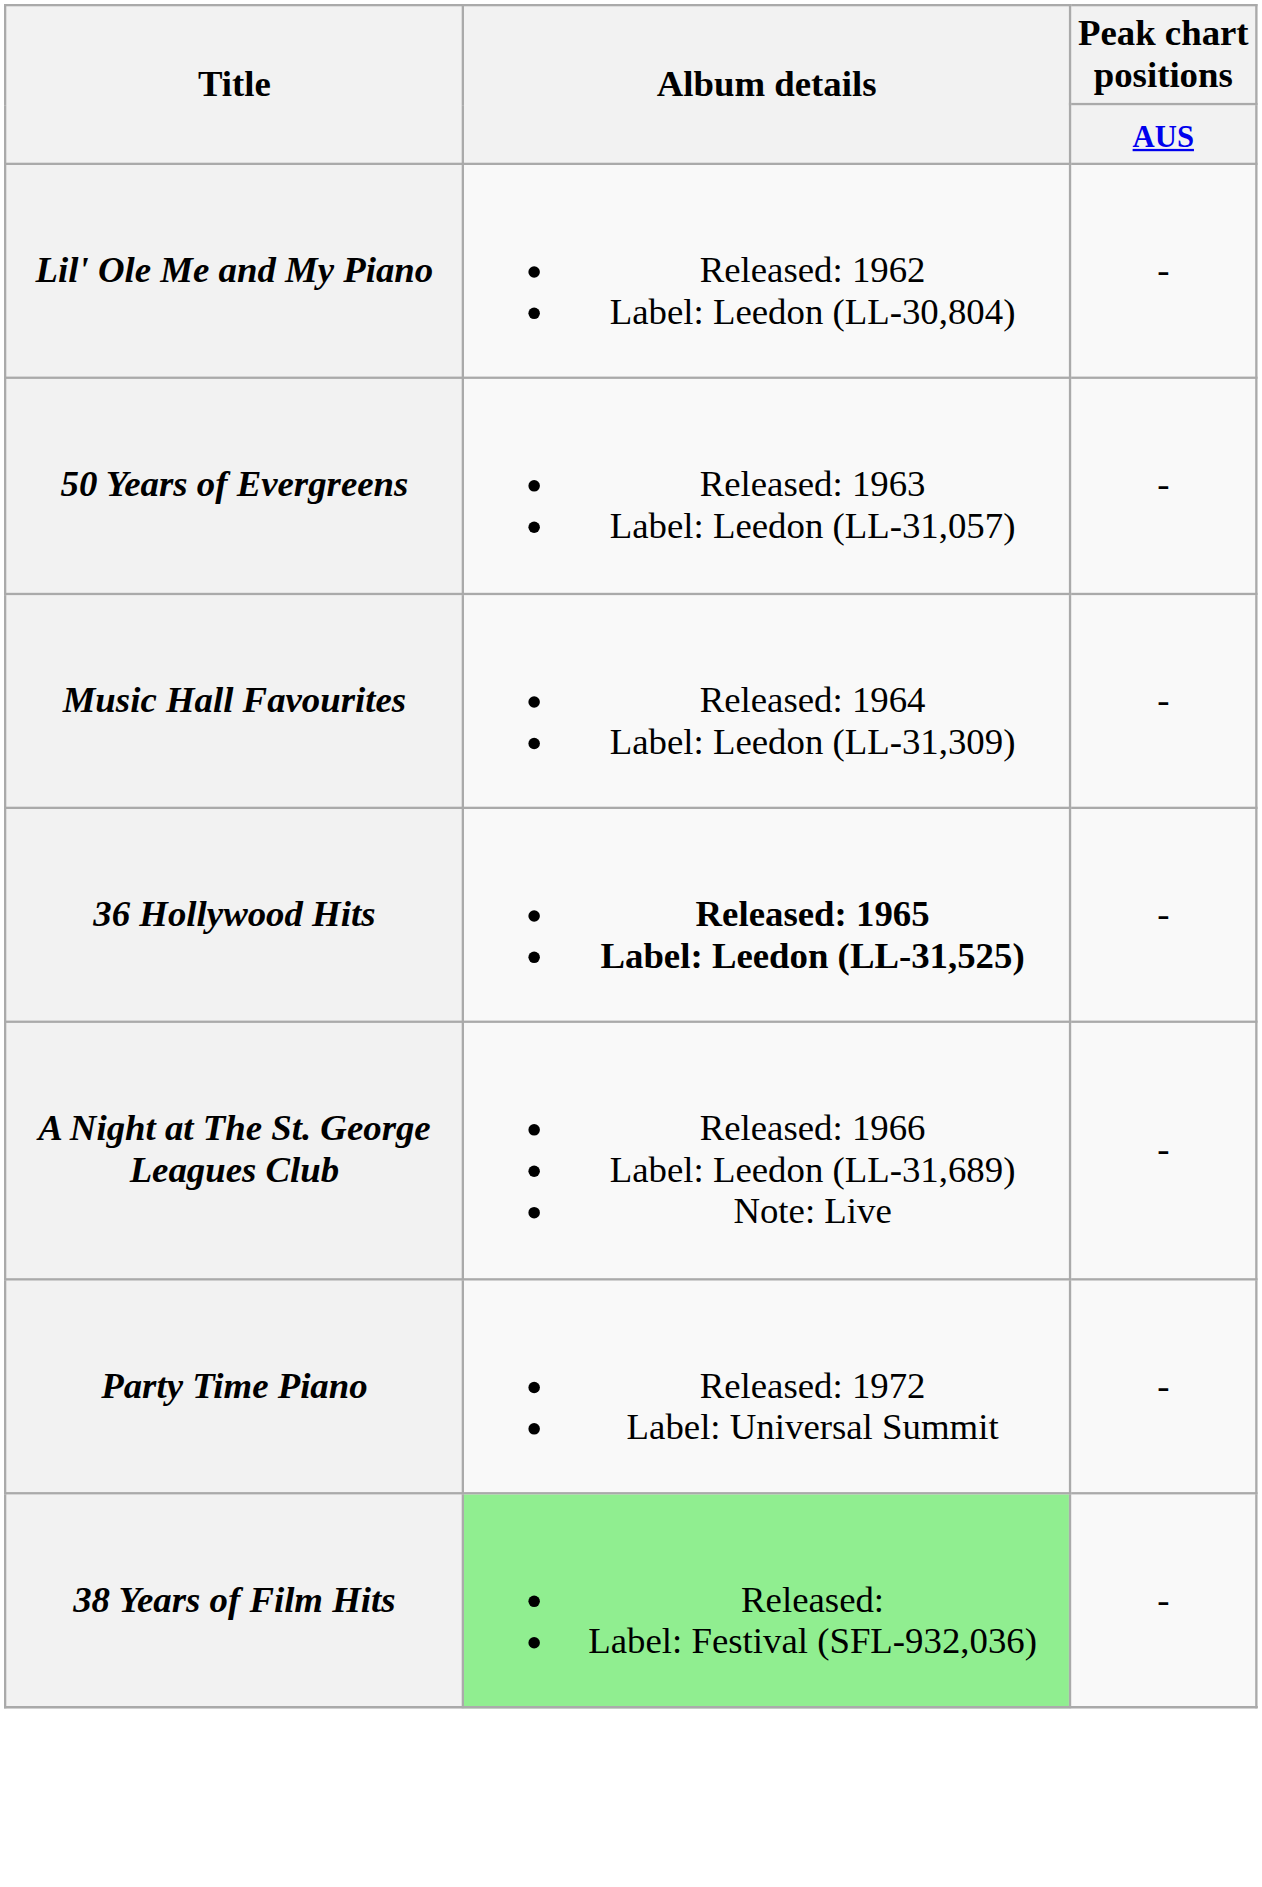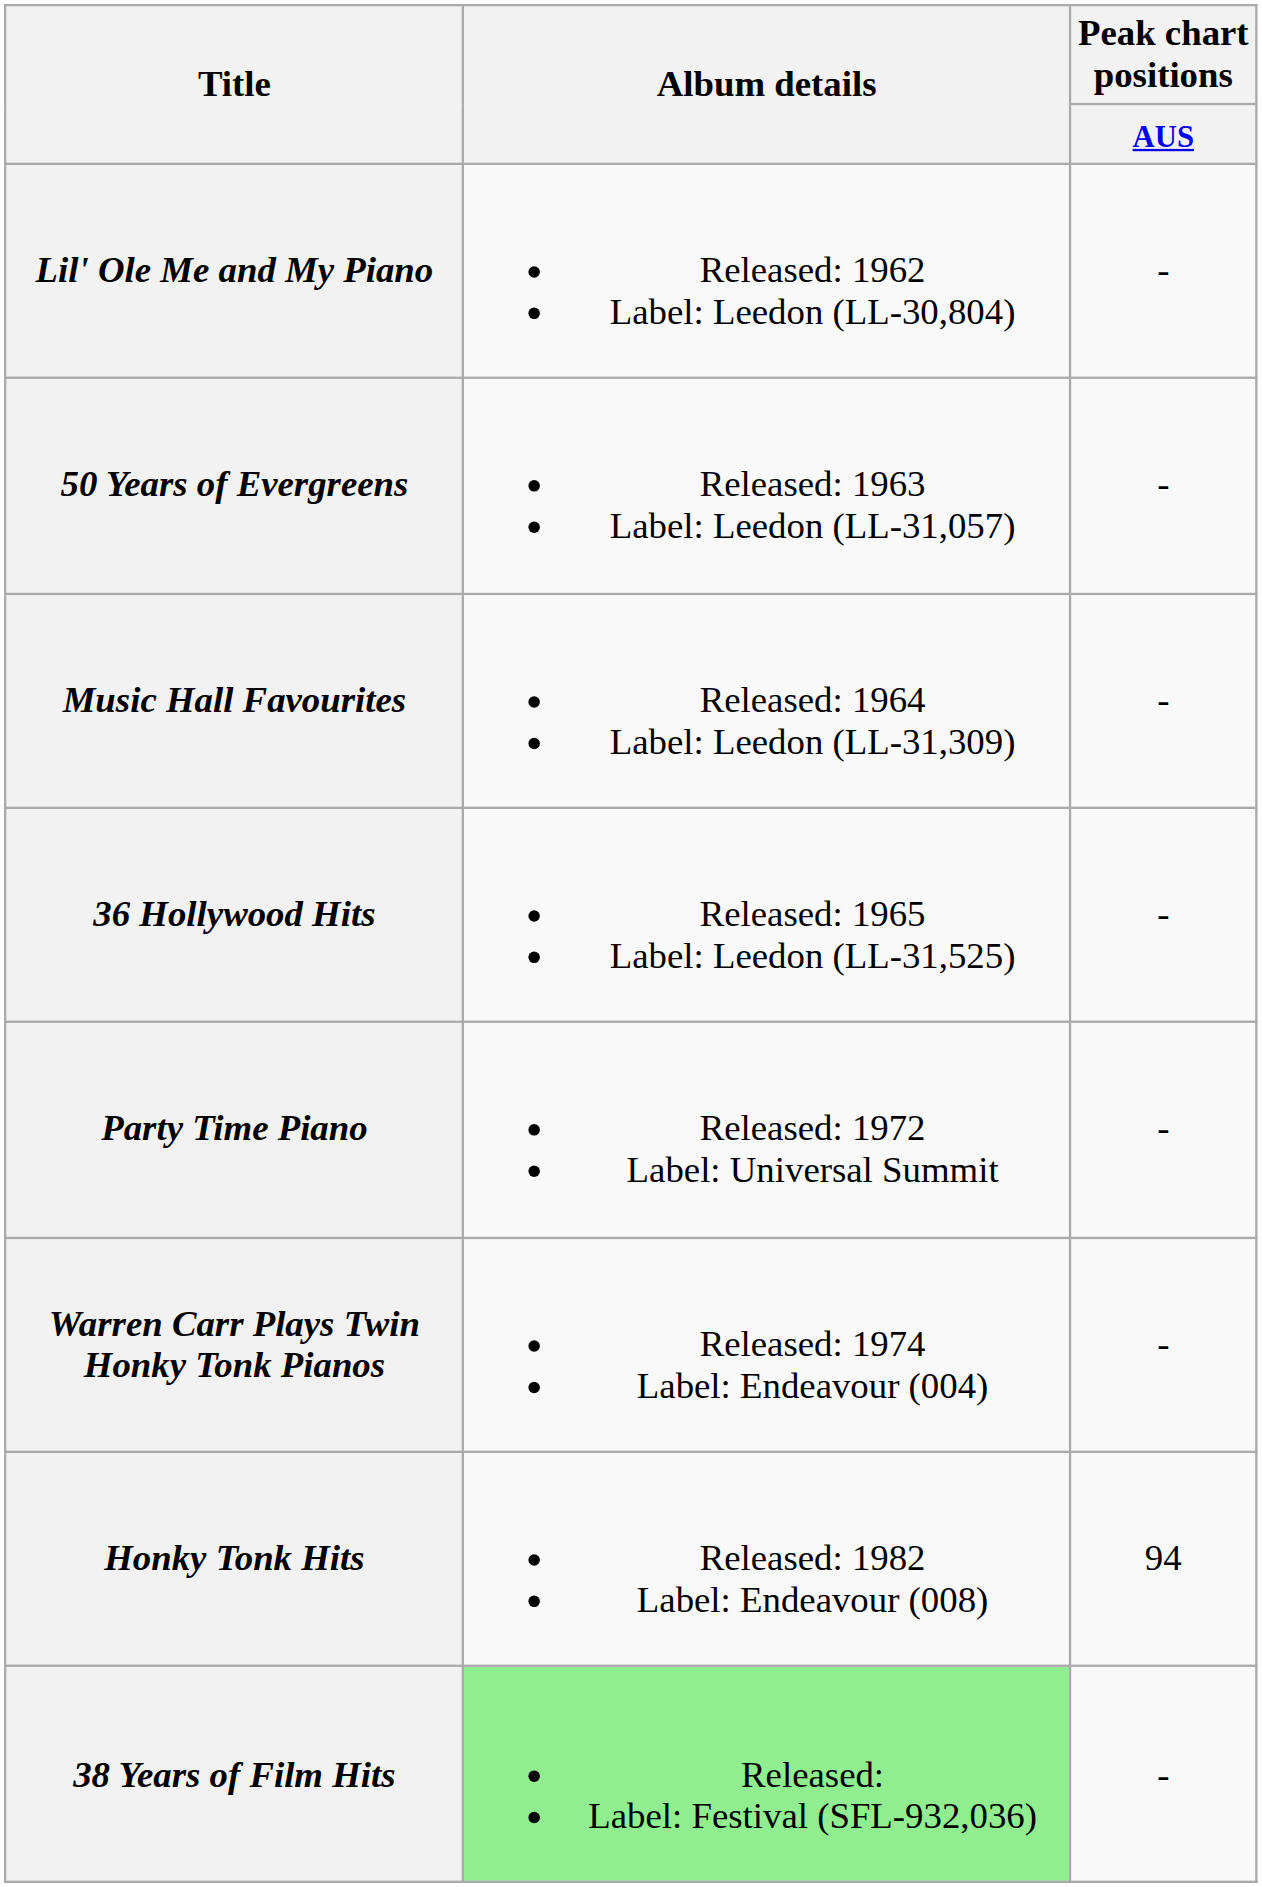(767, 936) bold -> (767, 936) normal
- row: (234, 1149)
+ row: (234, 1343)
+ row: (234, 1558)
